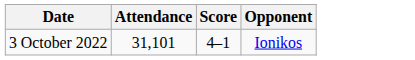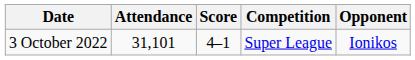+ column: (288, 17)
